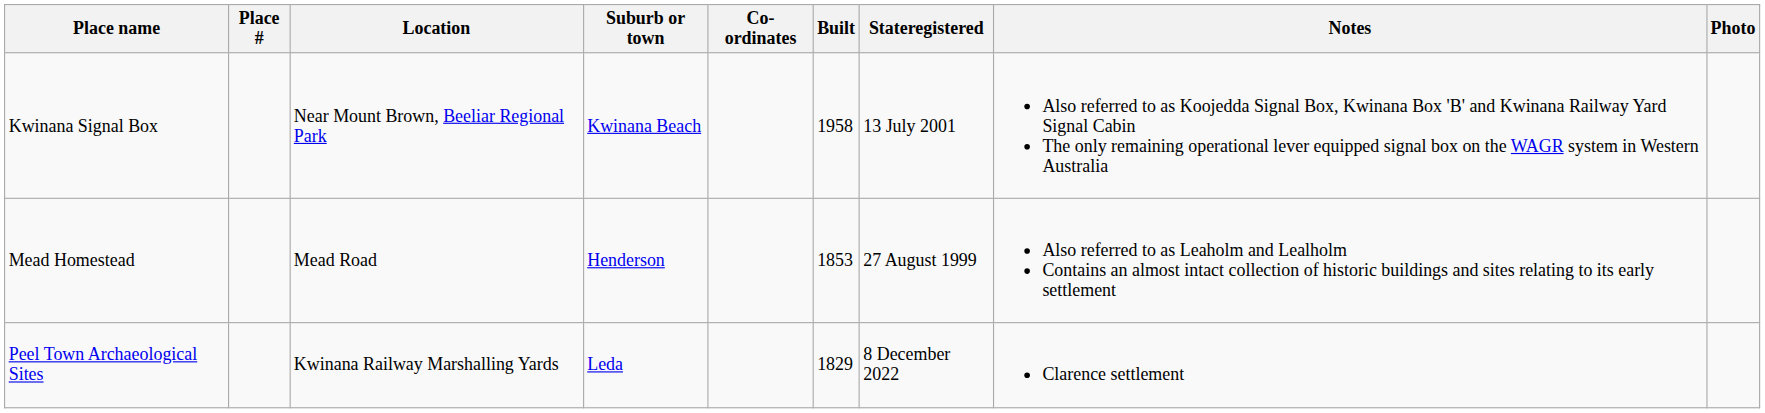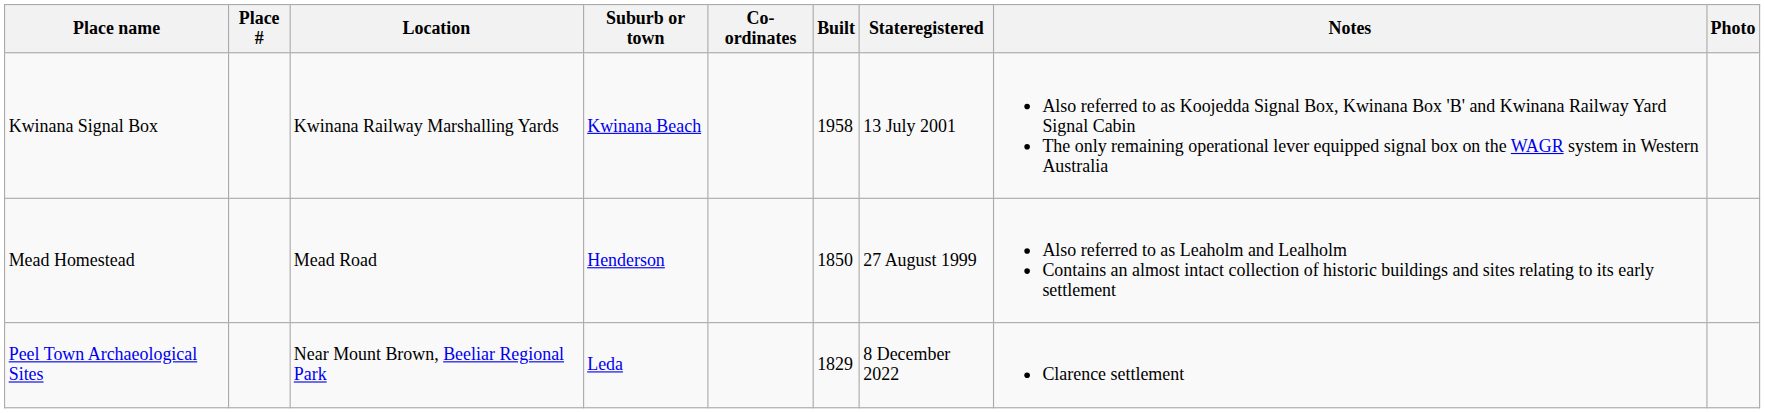(429, 125) Near Mount Brown, Beeliar Regional Park -> (426, 125) Kwinana Railway Marshalling Yards
(835, 260) 1853 -> (835, 260) 1850
(426, 364) Kwinana Railway Marshalling Yards -> (429, 364) Near Mount Brown, Beeliar Regional Park
